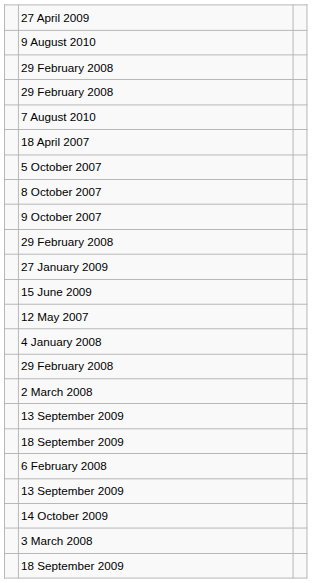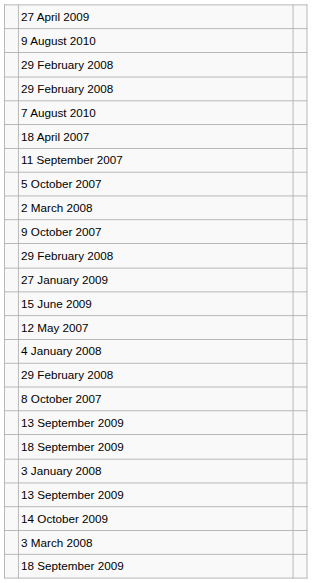+ row: (11, 160)
rows swapped: (11, 192) <-> (11, 391)
+ row: (11, 471)
- row: (11, 466)
